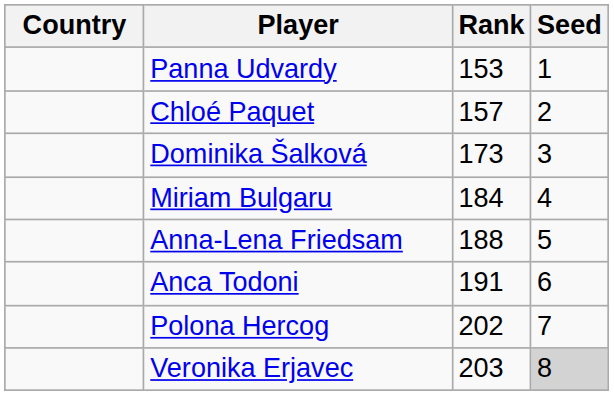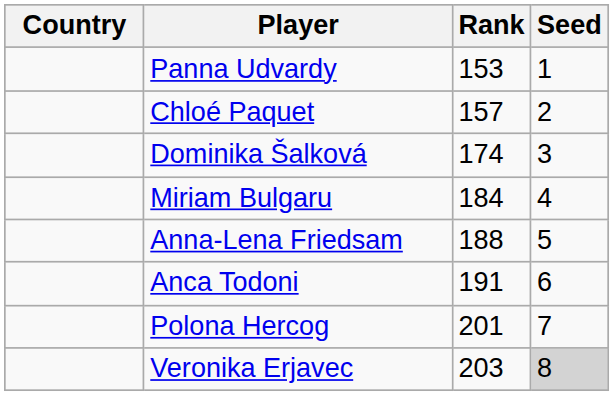(481, 154) 173 -> (481, 154) 174
(481, 326) 202 -> (481, 326) 201
